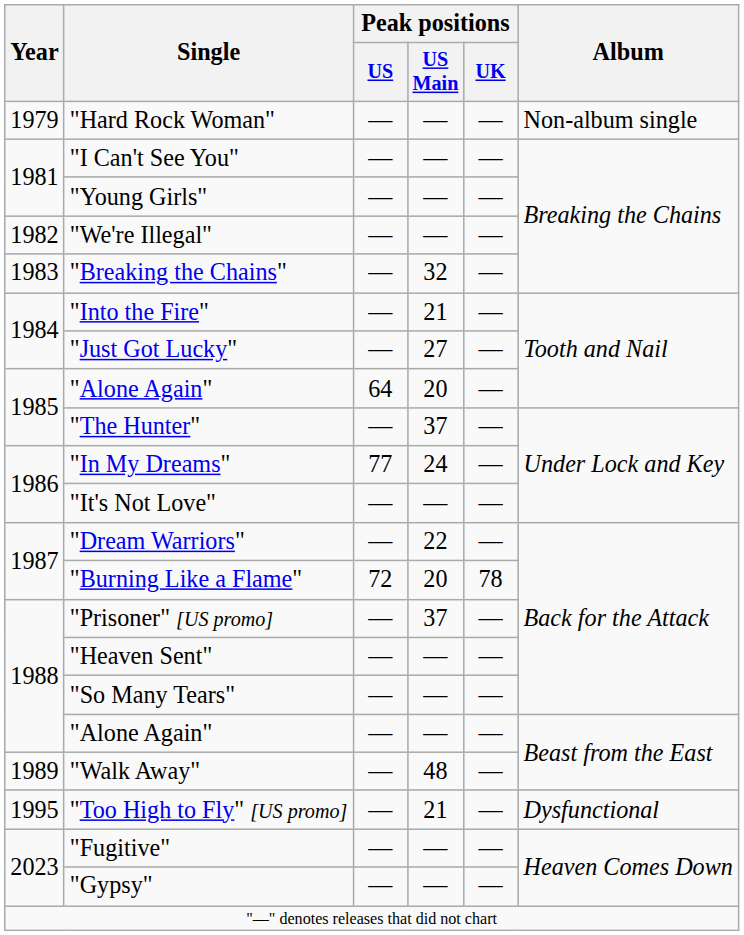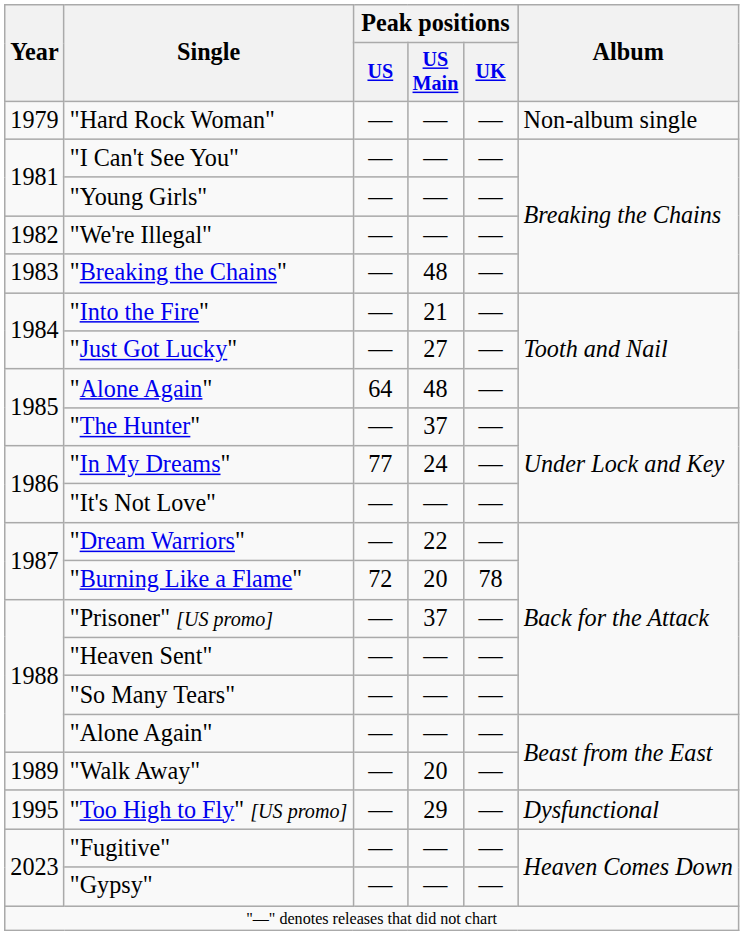(435, 273) 32 -> (435, 273) 48
(435, 388) 20 -> (435, 388) 48
(435, 771) 48 -> (435, 771) 20
(435, 809) 21 -> (435, 809) 29
